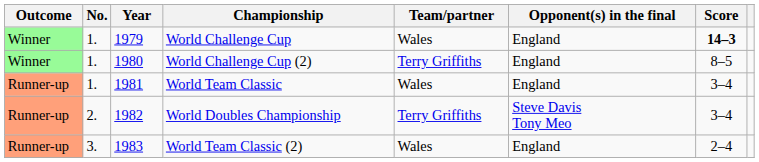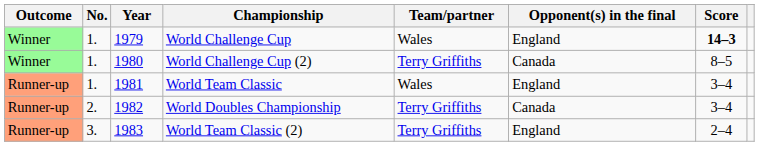(536, 61) England -> (534, 61) Canada
(547, 115) Steve Davis Tony Meo -> (534, 107) Canada
(415, 146) Wales -> (439, 130) Terry Griffiths
